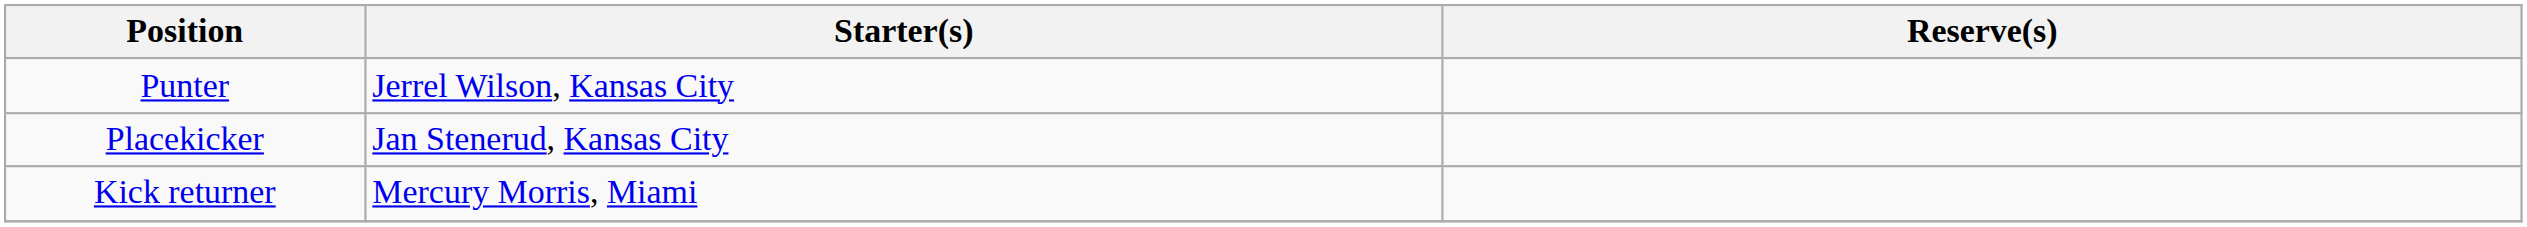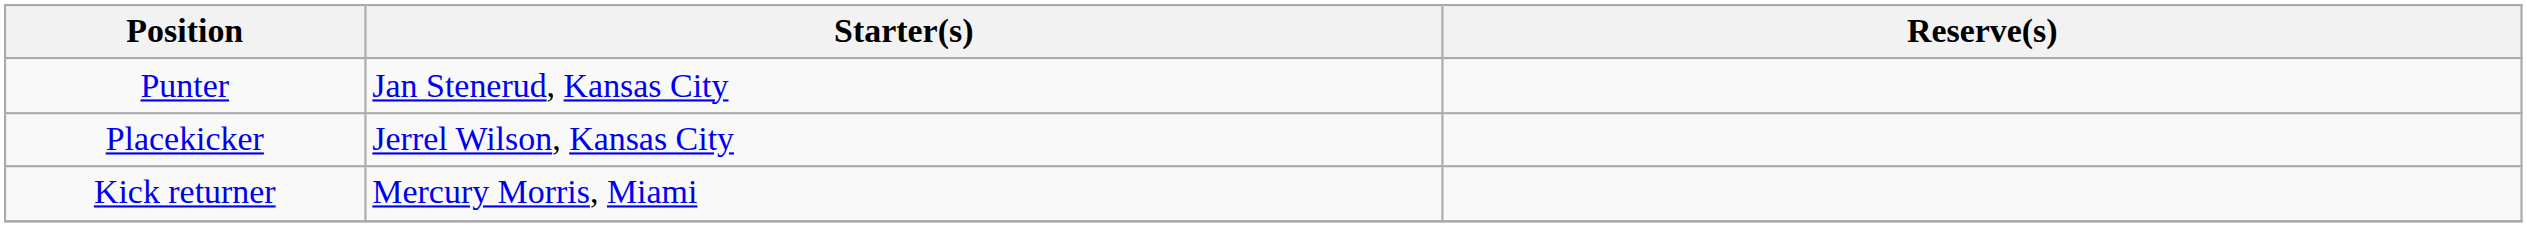(553, 85) Jerrel Wilson, Kansas City -> (550, 85) Jan Stenerud, Kansas City
(550, 138) Jan Stenerud, Kansas City -> (553, 138) Jerrel Wilson, Kansas City
